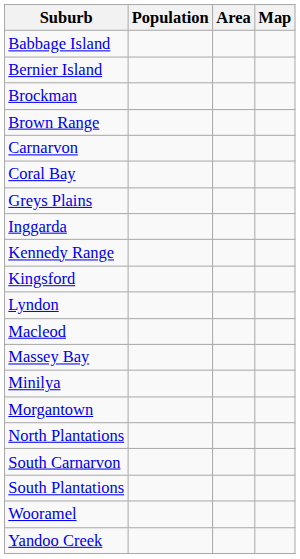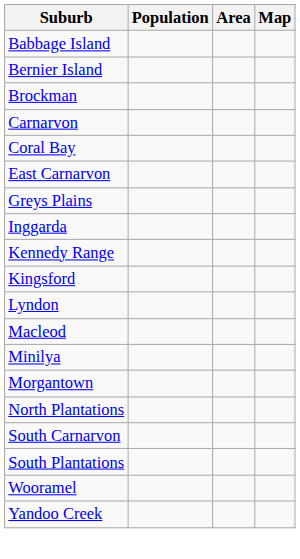- row: (54, 122)
+ row: (59, 174)
- row: (49, 357)
